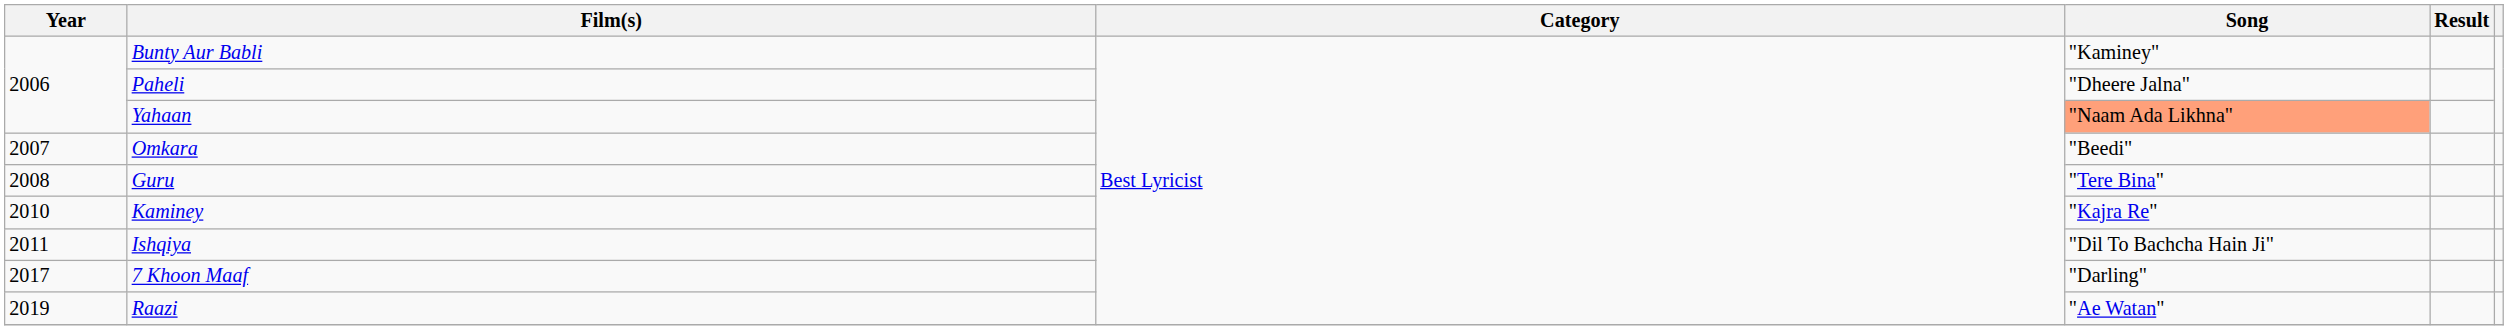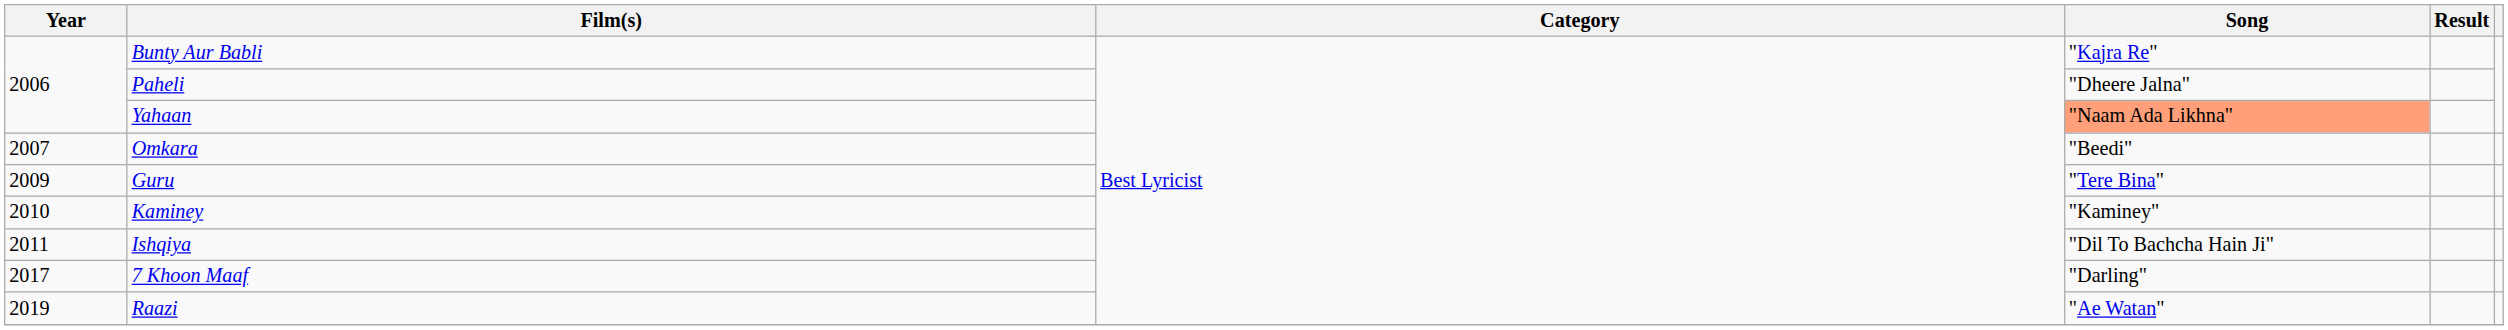(2114, 52) "Kaminey" -> (2113, 52) "Kajra Re"
(29, 180) 2008 -> (29, 180) 2009
(2113, 212) "Kajra Re" -> (2114, 212) "Kaminey"
